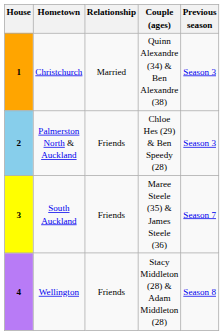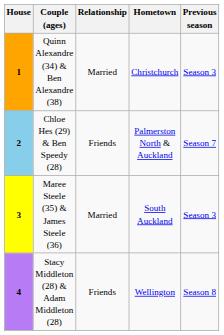columns swapped: (159, 19) <-> (59, 13)
(200, 143) Season 3 -> (200, 143) Season 7
(111, 214) Friends -> (102, 214) Married
(200, 214) Season 7 -> (200, 214) Season 3
